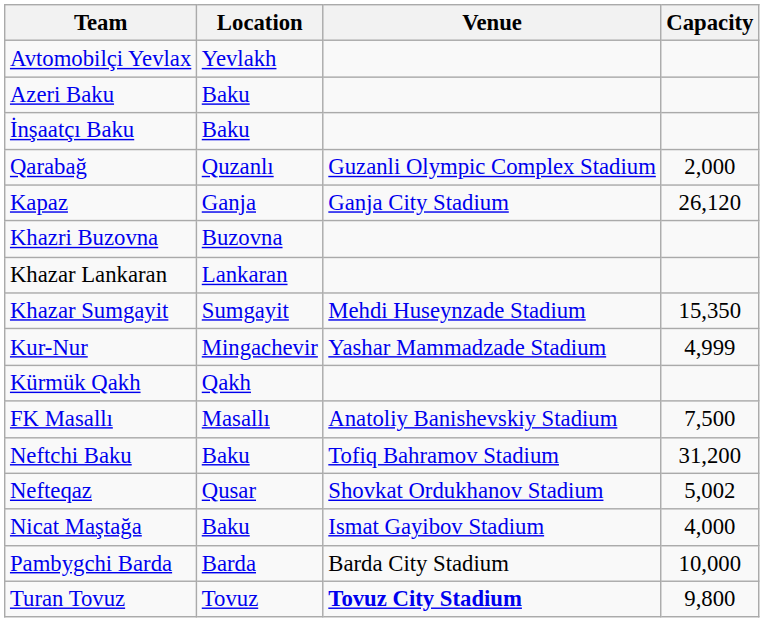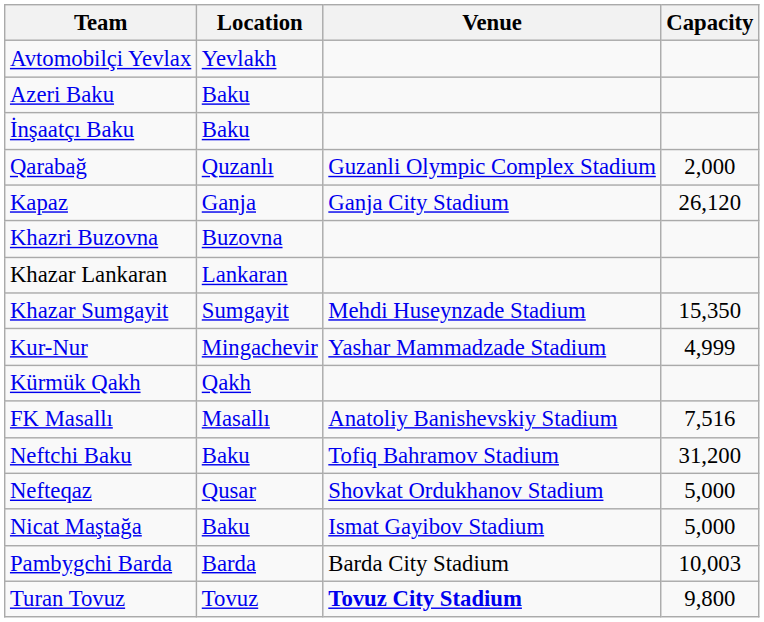(710, 418) 7,500 -> (710, 418) 7,516
(710, 490) 5,002 -> (710, 490) 5,000
(710, 526) 4,000 -> (710, 526) 5,000
(710, 563) 10,000 -> (710, 563) 10,003
